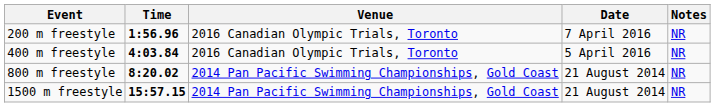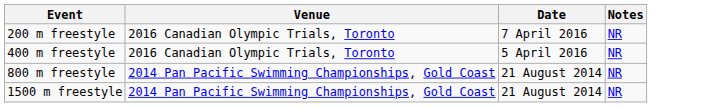- column: (157, 14)
